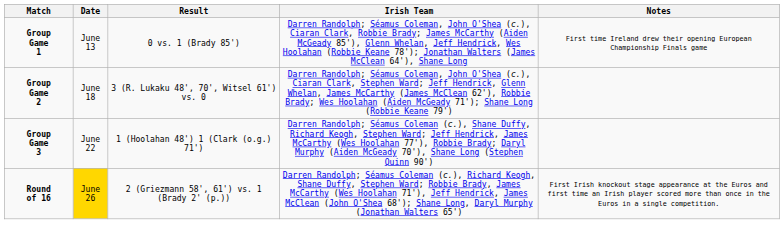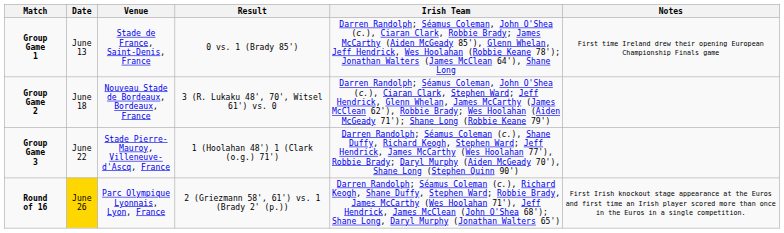+ column: (136, 11)
